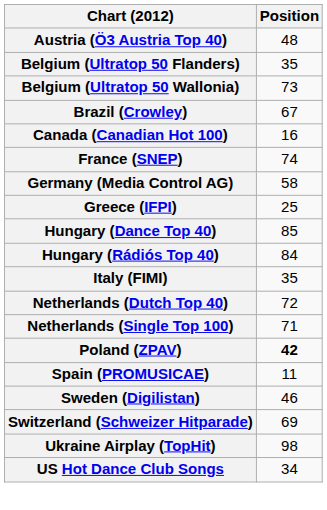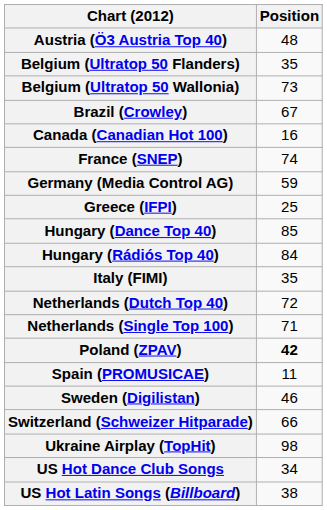(289, 183) 58 -> (289, 183) 59
(289, 421) 69 -> (289, 421) 66
+ row: (130, 493)
